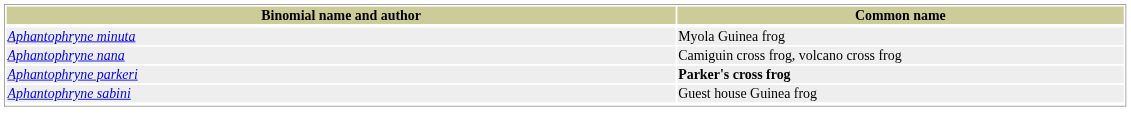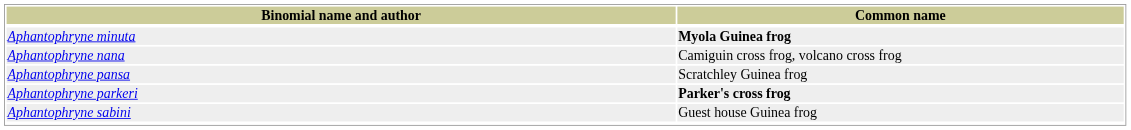(732, 36) normal -> (735, 36) bold
+ row: (69, 74)
